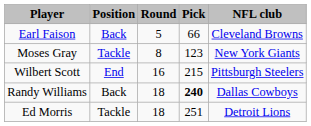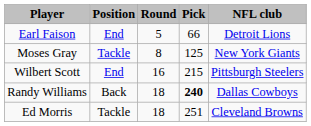(114, 33) Back -> (114, 33) End
(257, 33) Cleveland Browns -> (257, 33) Detroit Lions
(194, 53) 123 -> (194, 53) 125
(257, 111) Detroit Lions -> (257, 111) Cleveland Browns
